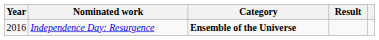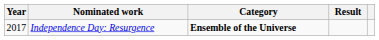(16, 27) 2016 -> (16, 27) 2017
